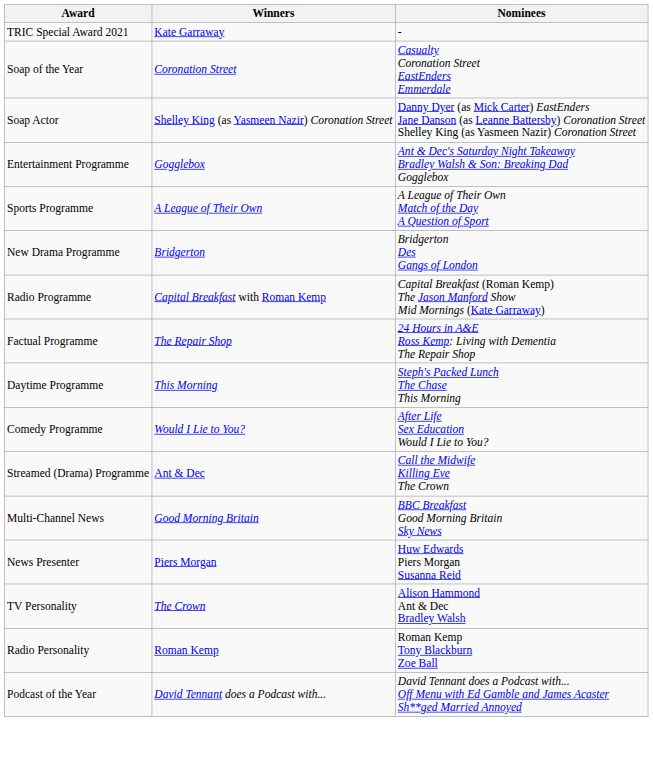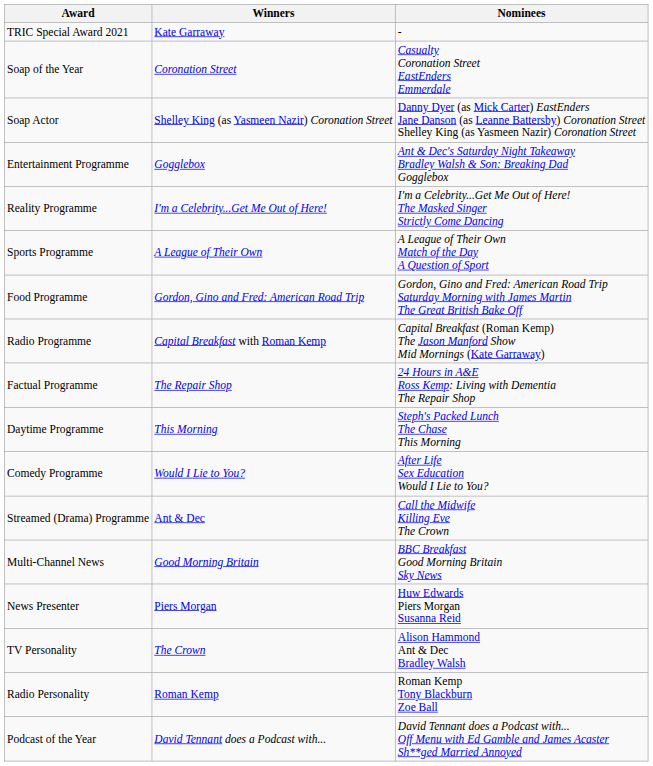+ row: (52, 208)
+ row: (47, 297)
- row: (63, 252)
